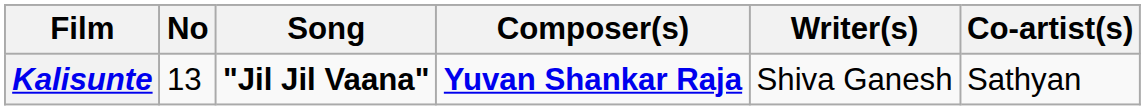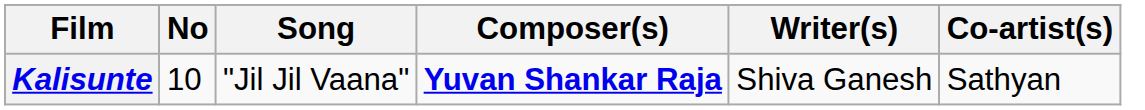(184, 78) 13 -> (184, 78) 10
(326, 78) bold -> (316, 78) normal
